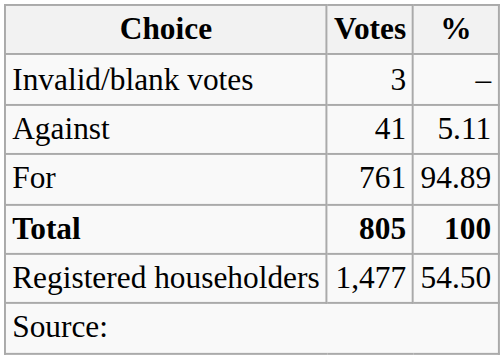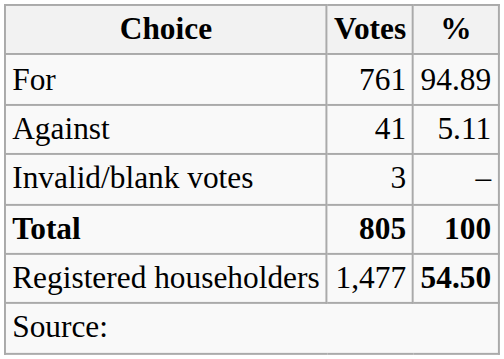rows swapped: (34, 178) <-> (133, 79)
(456, 278) normal -> (456, 278) bold
